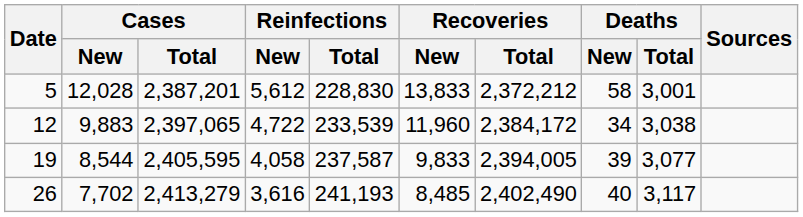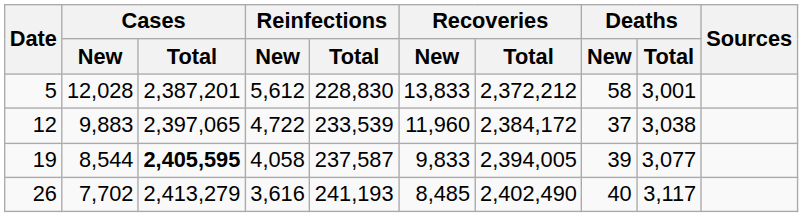(620, 125) 34 -> (620, 125) 37
(192, 159) normal -> (192, 159) bold
